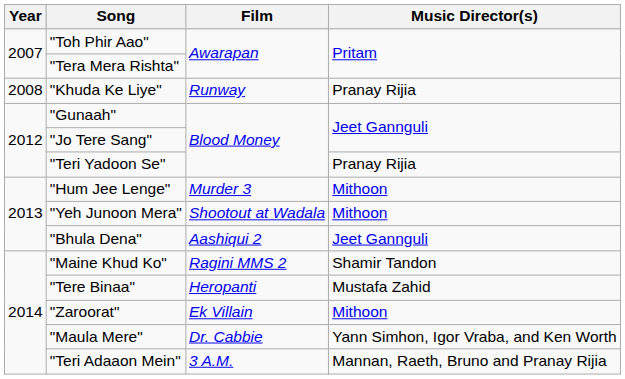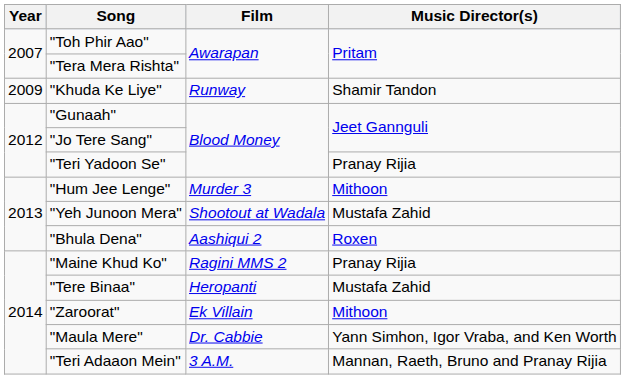(25, 90) 2008 -> (25, 90) 2009
(374, 90) Pranay Rijia -> (384, 90) Shamir Tandon
(360, 213) Mithoon -> (381, 213) Mustafa Zahid
(380, 238) Jeet Gannguli -> (355, 238) Roxen
(384, 262) Shamir Tandon -> (374, 262) Pranay Rijia
